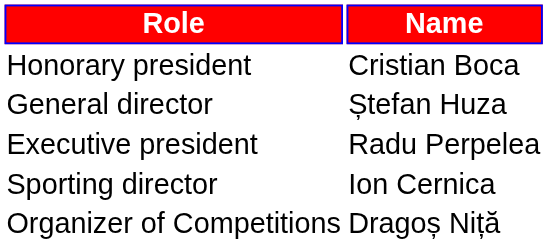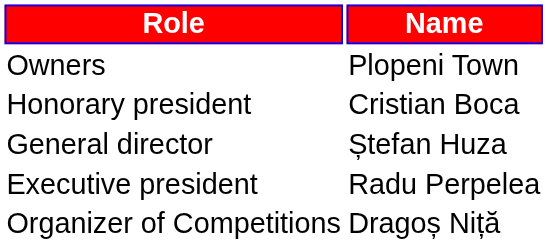+ row: (56, 65)
- row: (112, 184)
